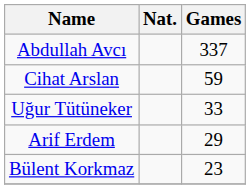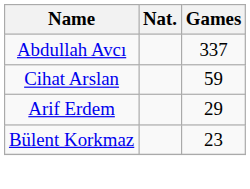- row: (72, 109)
